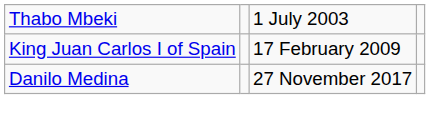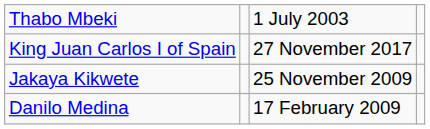(327, 49) 17 February 2009 -> (333, 49) 27 November 2017
+ row: (74, 78)
(333, 78) 27 November 2017 -> (327, 108) 17 February 2009
